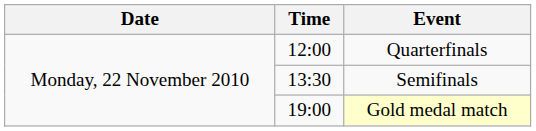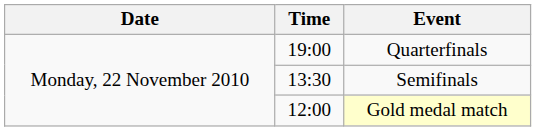(309, 49) 12:00 -> (309, 49) 19:00
(309, 110) 19:00 -> (309, 110) 12:00
